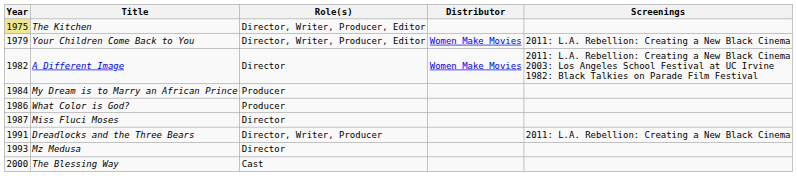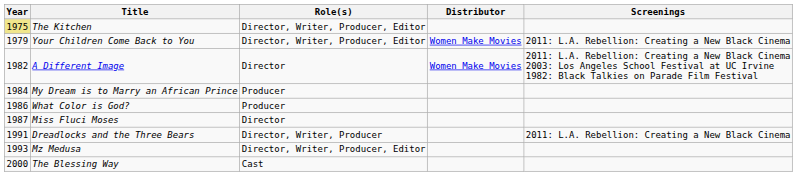(263, 149) Director -> (334, 149) Director, Writer, Producer, Editor
